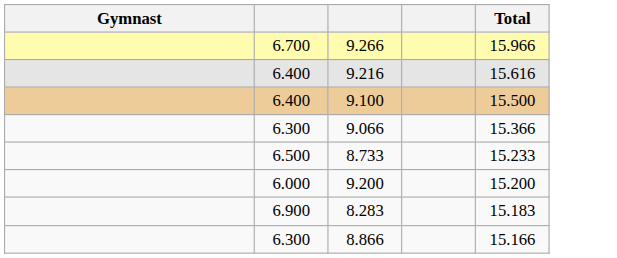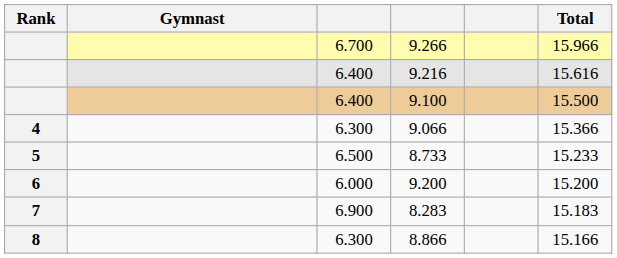+ column: (36, 18)
